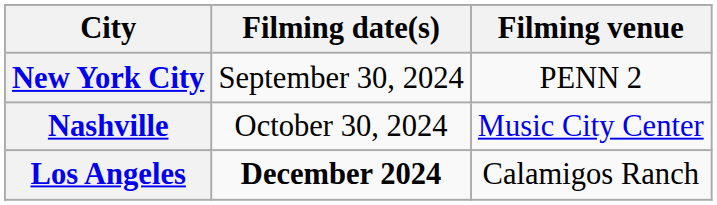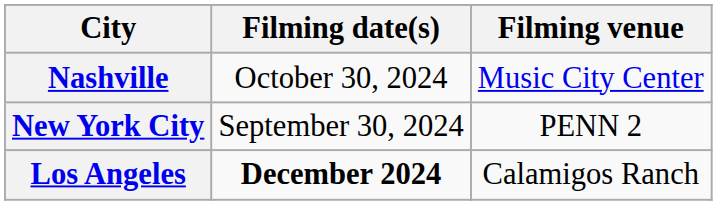rows swapped: (108, 77) <-> (108, 125)
